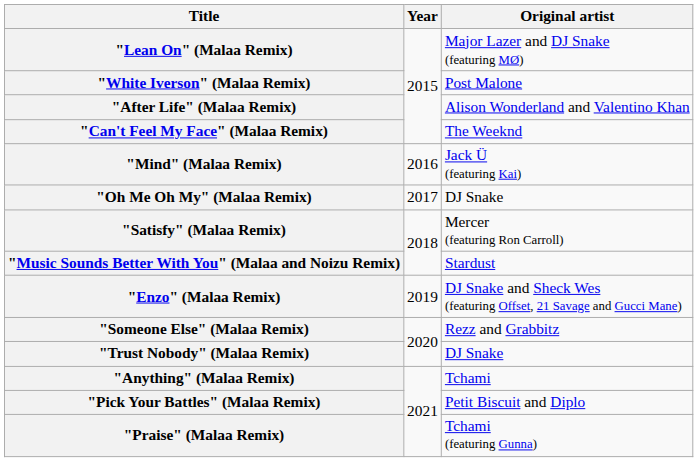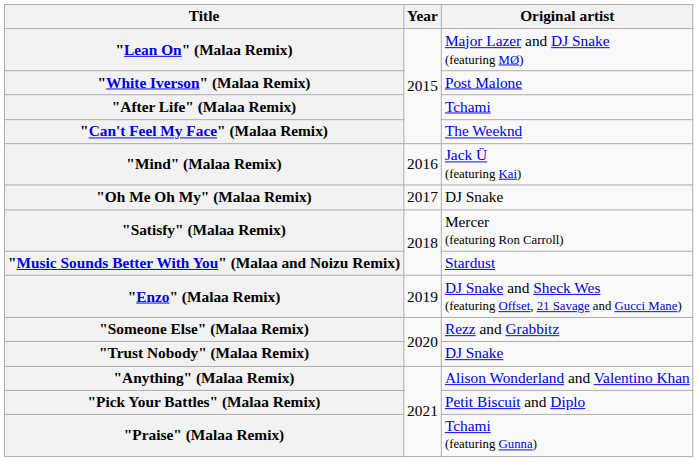(567, 107) Alison Wonderland and Valentino Khan -> (468, 107) Tchami
(468, 378) Tchami -> (567, 378) Alison Wonderland and Valentino Khan
